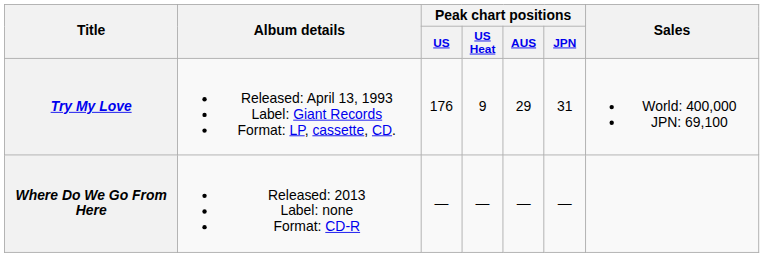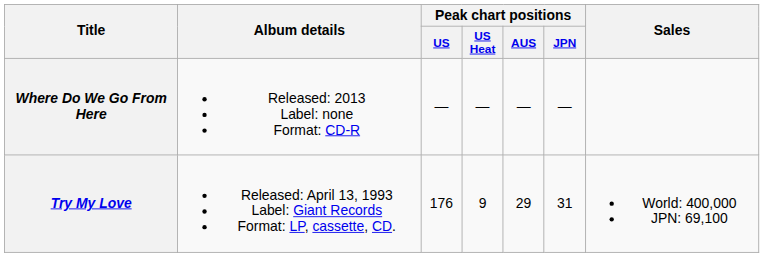rows swapped: (91, 106) <-> (91, 203)
